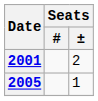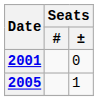(76, 61) 2 -> (76, 61) 0
